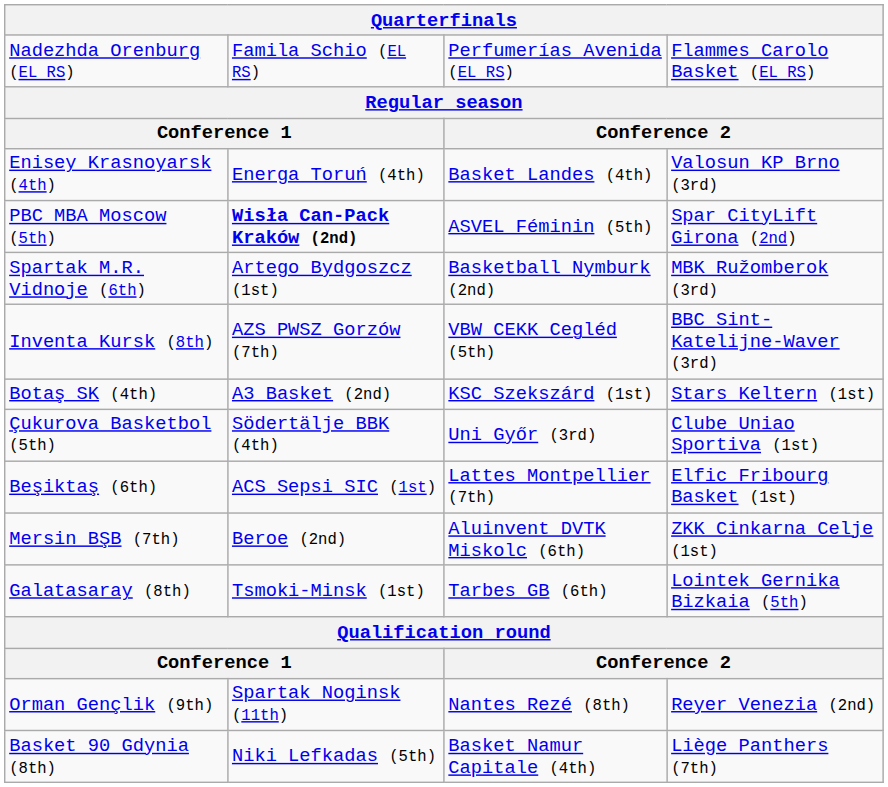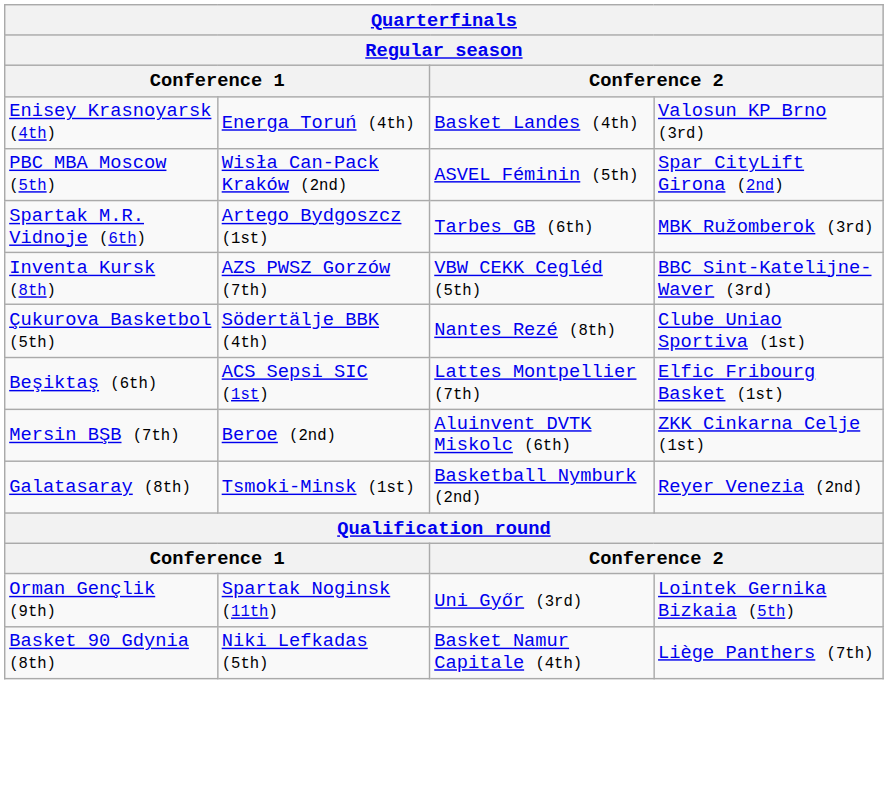- row: (105, 61)
(311, 227) bold -> (300, 174) normal
(549, 278) Basketball Nymburk (2nd) -> (514, 227) Tarbes GB (6th)
- row: (83, 394)
(522, 435) Uni Győr (3rd) -> (525, 331) Nantes Rezé (8th)
(528, 591) Tarbes GB (6th) -> (535, 486) Basketball Nymburk (2nd)
(755, 591) Lointek Gernika Bizkaia (5th) -> (760, 487) Reyer Venezia (2nd)
(539, 704) Nantes Rezé (8th) -> (508, 600) Uni Győr (3rd)
(773, 704) Reyer Venezia (2nd) -> (742, 600) Lointek Gernika Bizkaia (5th)
